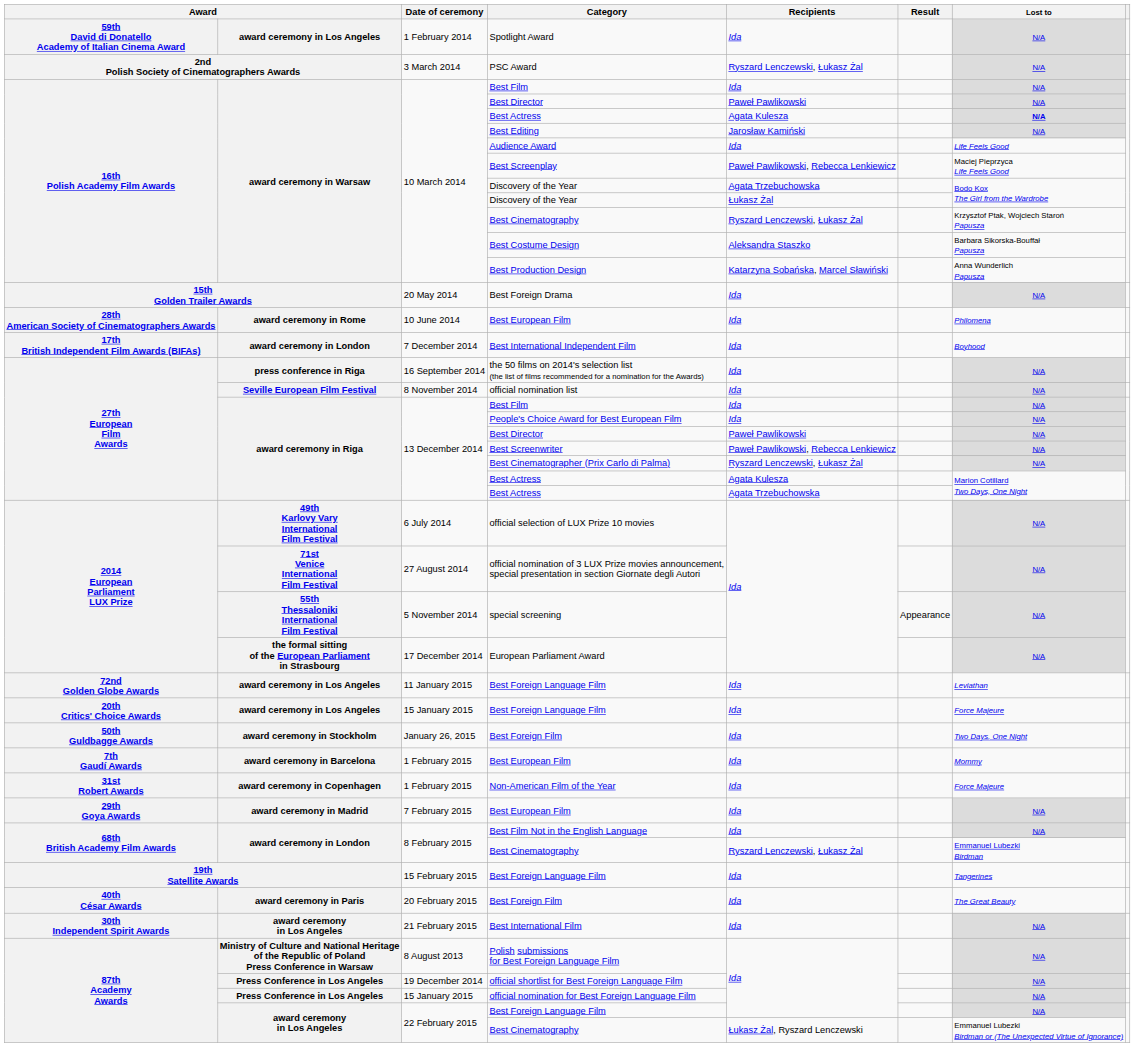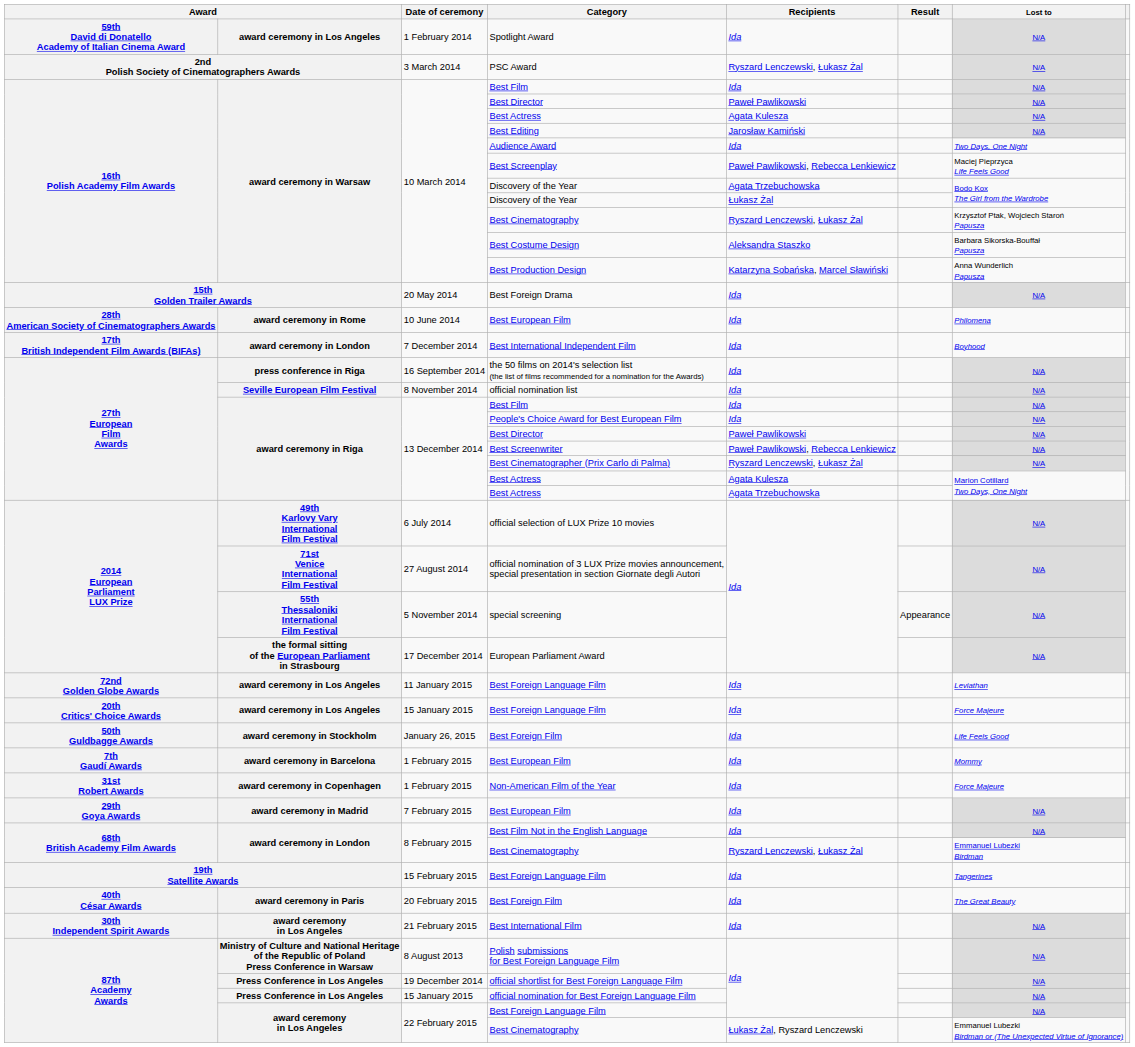(1039, 116) bold -> (1039, 117) normal
(982, 147) Life Feels Good -> (991, 147) Two Days, One Night
(991, 737) Two Days, One Night -> (982, 737) Life Feels Good
